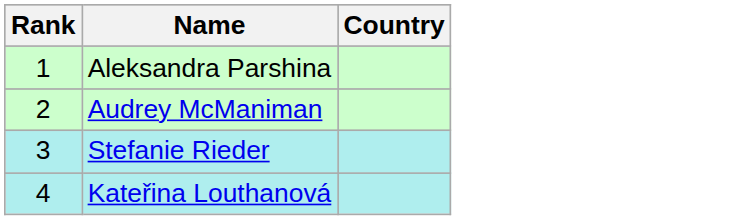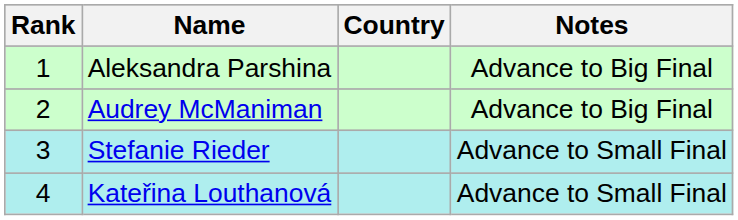+ column: (592, 25)
